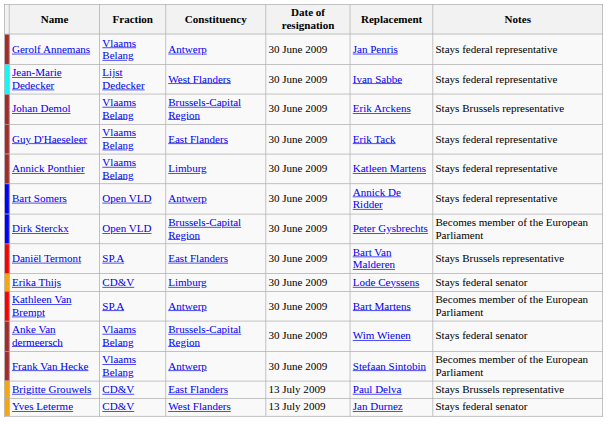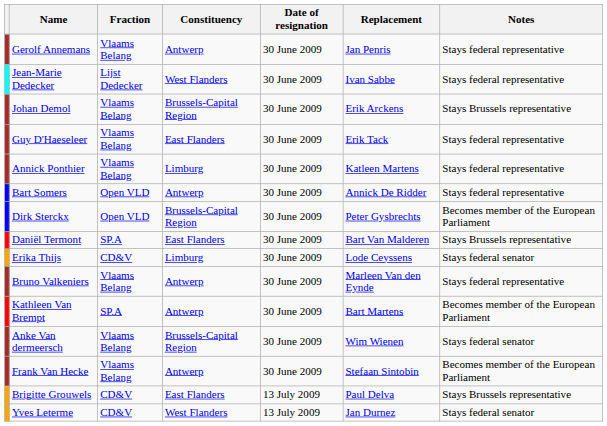+ row: (50, 281)
